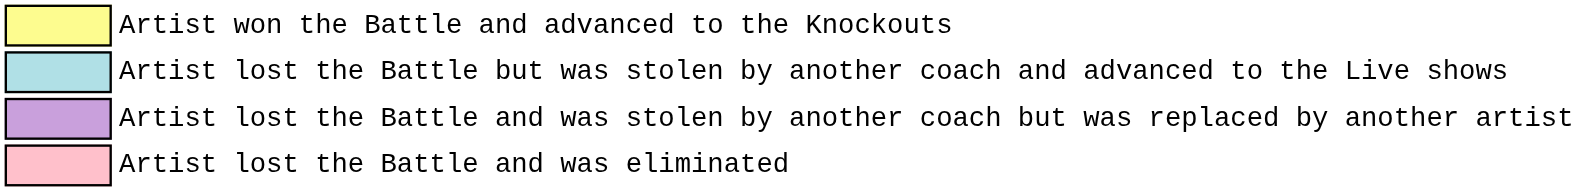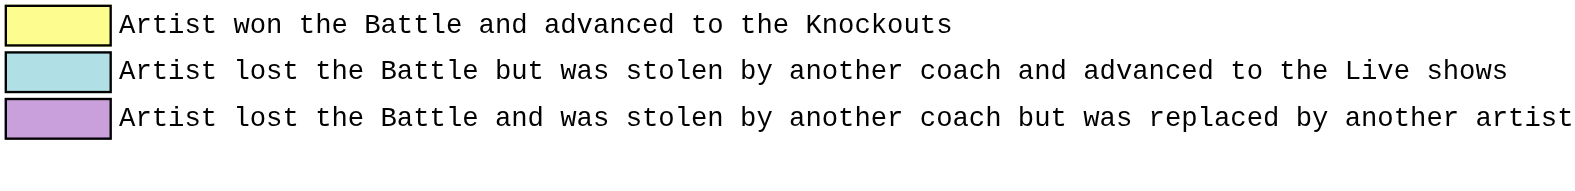- row: (454, 165)
